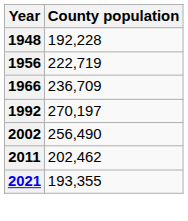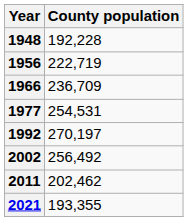+ row: (24, 110)
(75, 134) 256,490 -> (75, 157) 256,492
